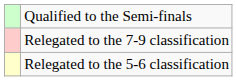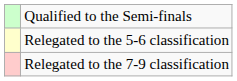rows swapped: (127, 64) <-> (127, 40)
